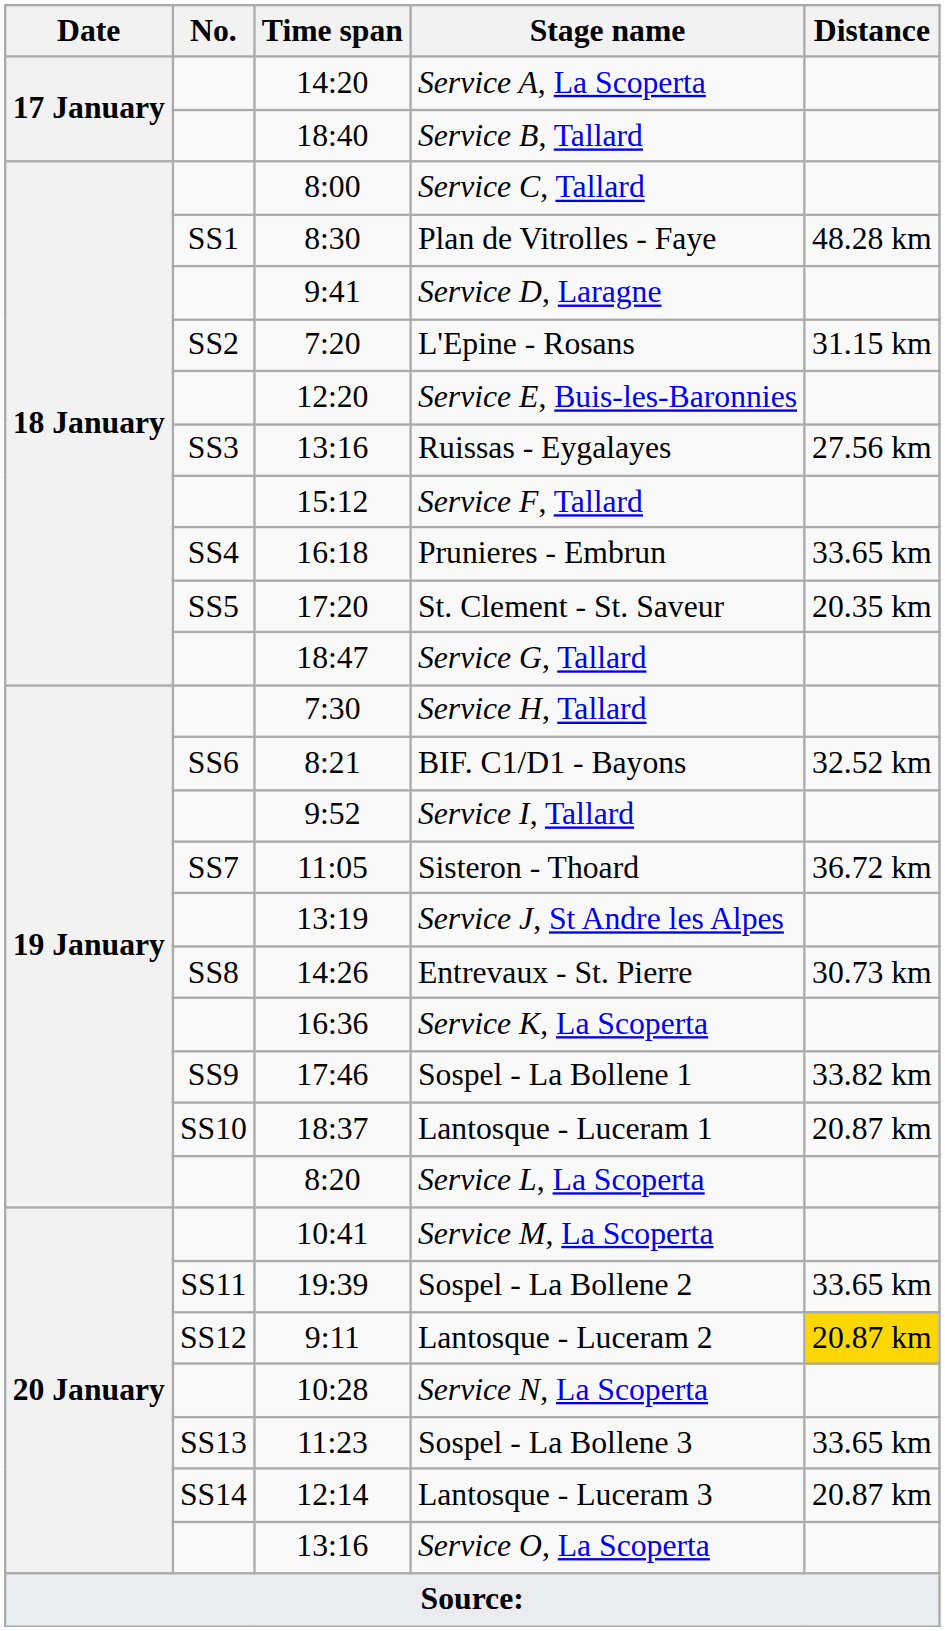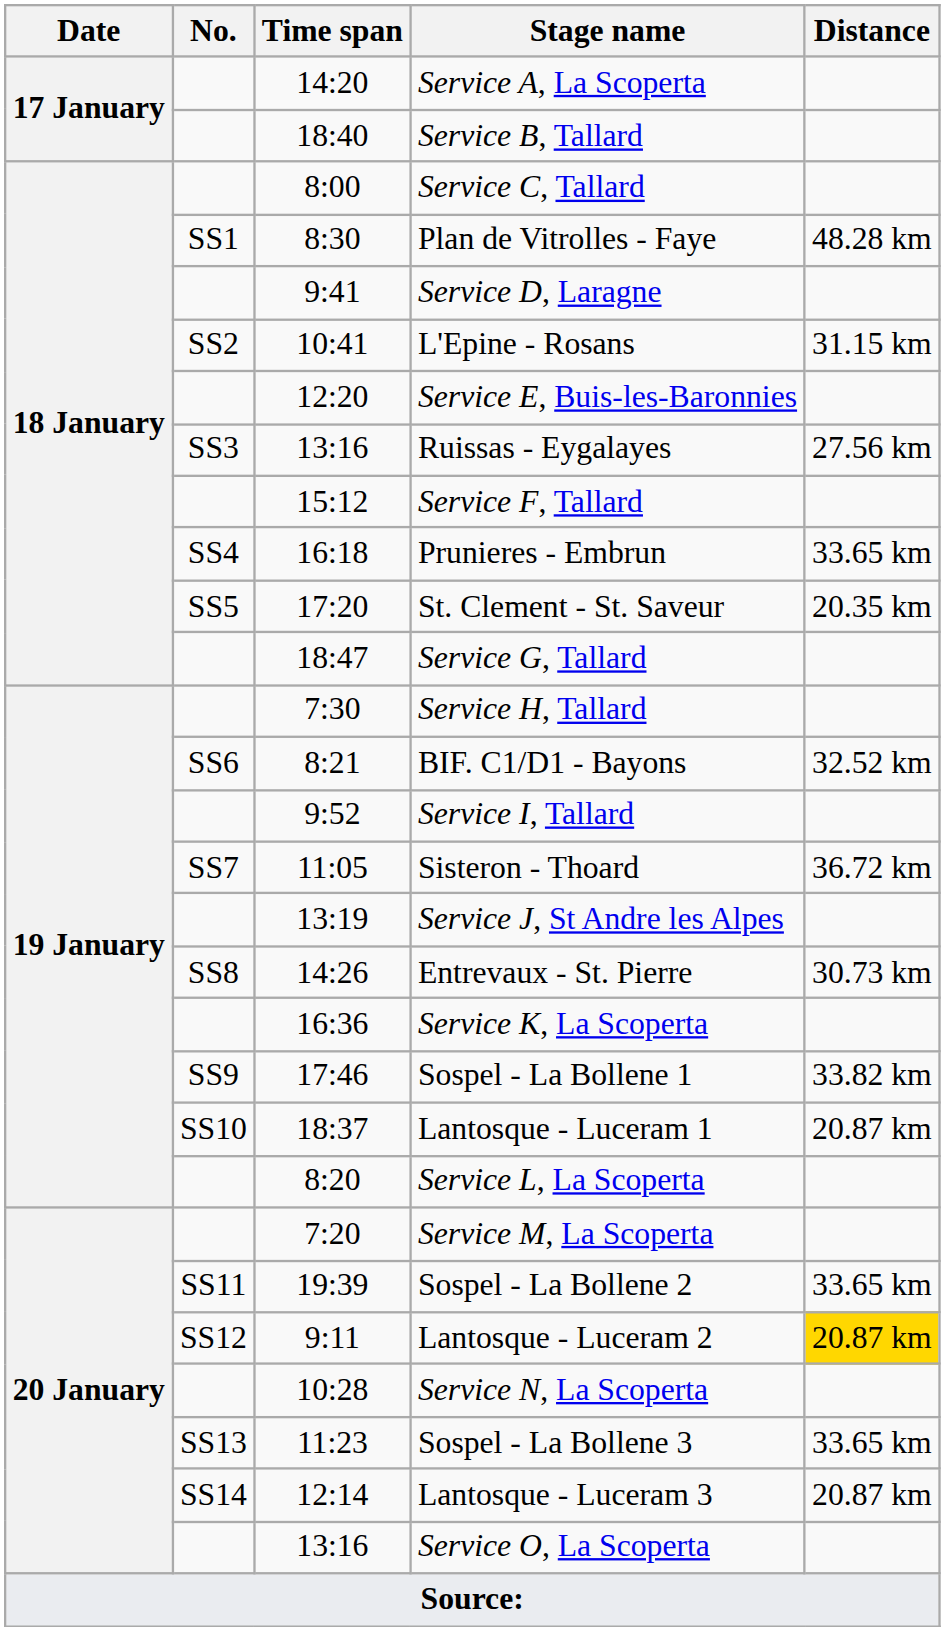(332, 343) 7:20 -> (332, 343) 10:41
(332, 1232) 10:41 -> (332, 1232) 7:20
